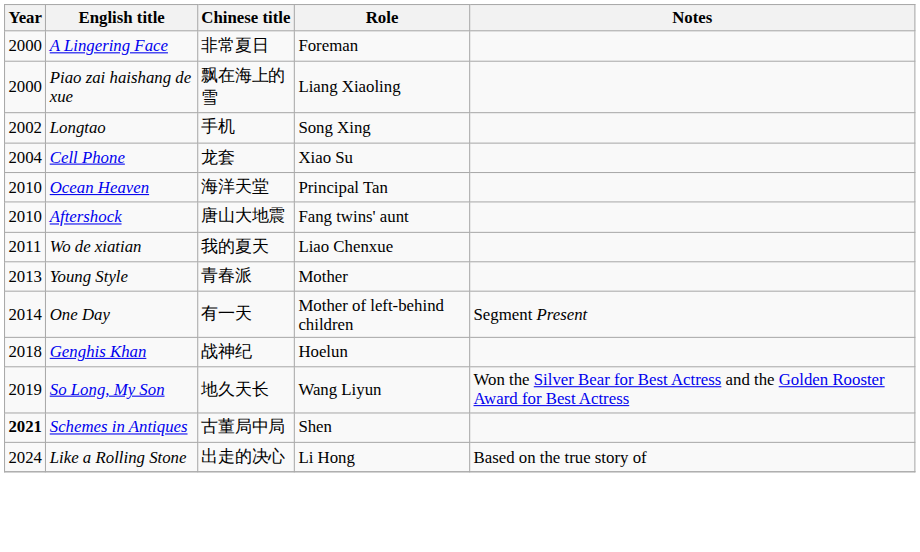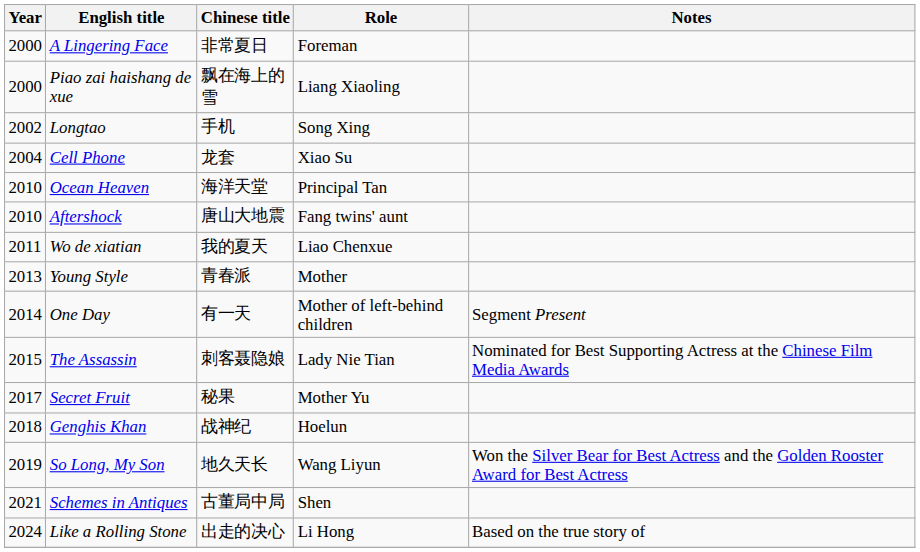+ row: (93, 359)
+ row: (90, 397)
(25, 427) bold -> (25, 502) normal
